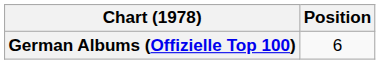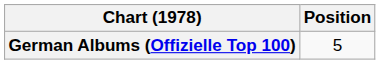(337, 45) 6 -> (337, 45) 5
